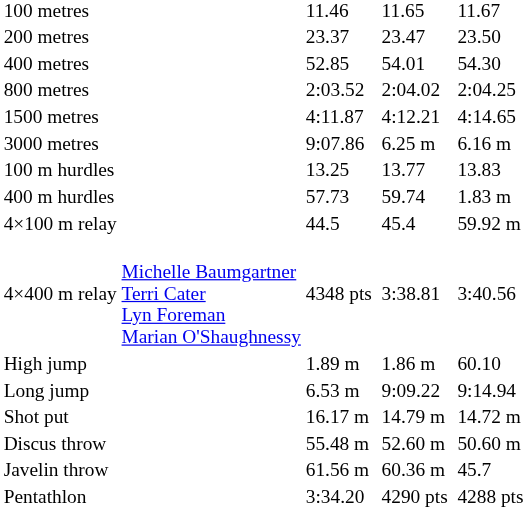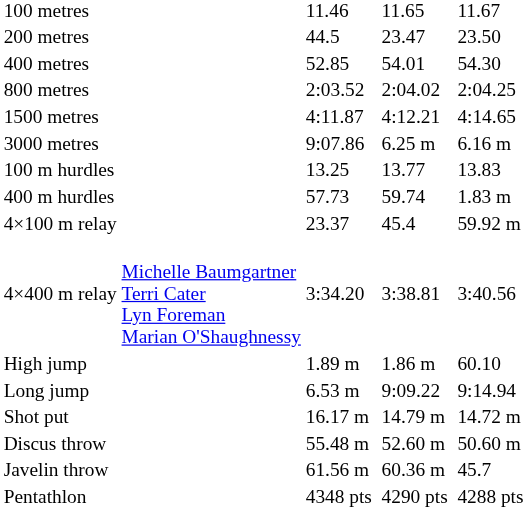(327, 37) 23.37 -> (323, 37) 44.5
(323, 223) 44.5 -> (327, 223) 23.37
(339, 293) 4348 pts -> (335, 293) 3:34.20
(335, 496) 3:34.20 -> (339, 496) 4348 pts
